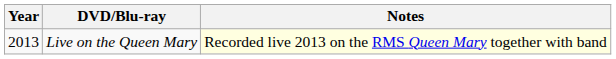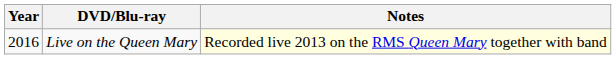(24, 41) 2013 -> (24, 41) 2016
